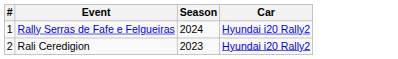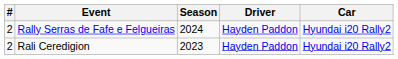+ column: (260, 12)
(10, 29) 1 -> (10, 29) 2
